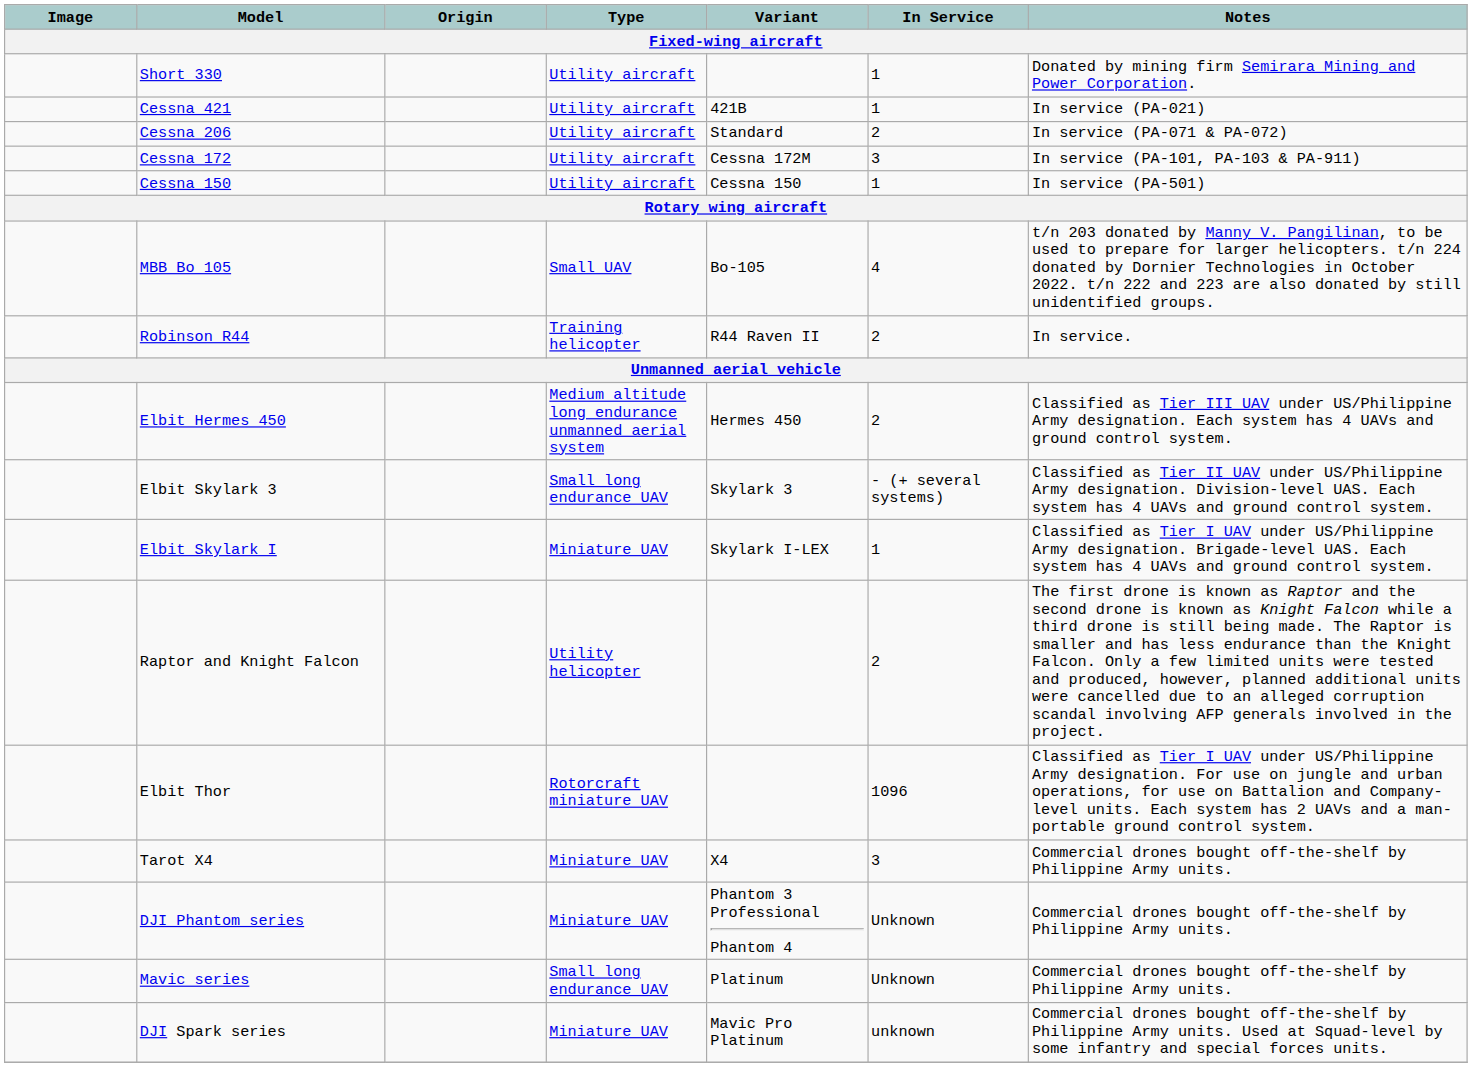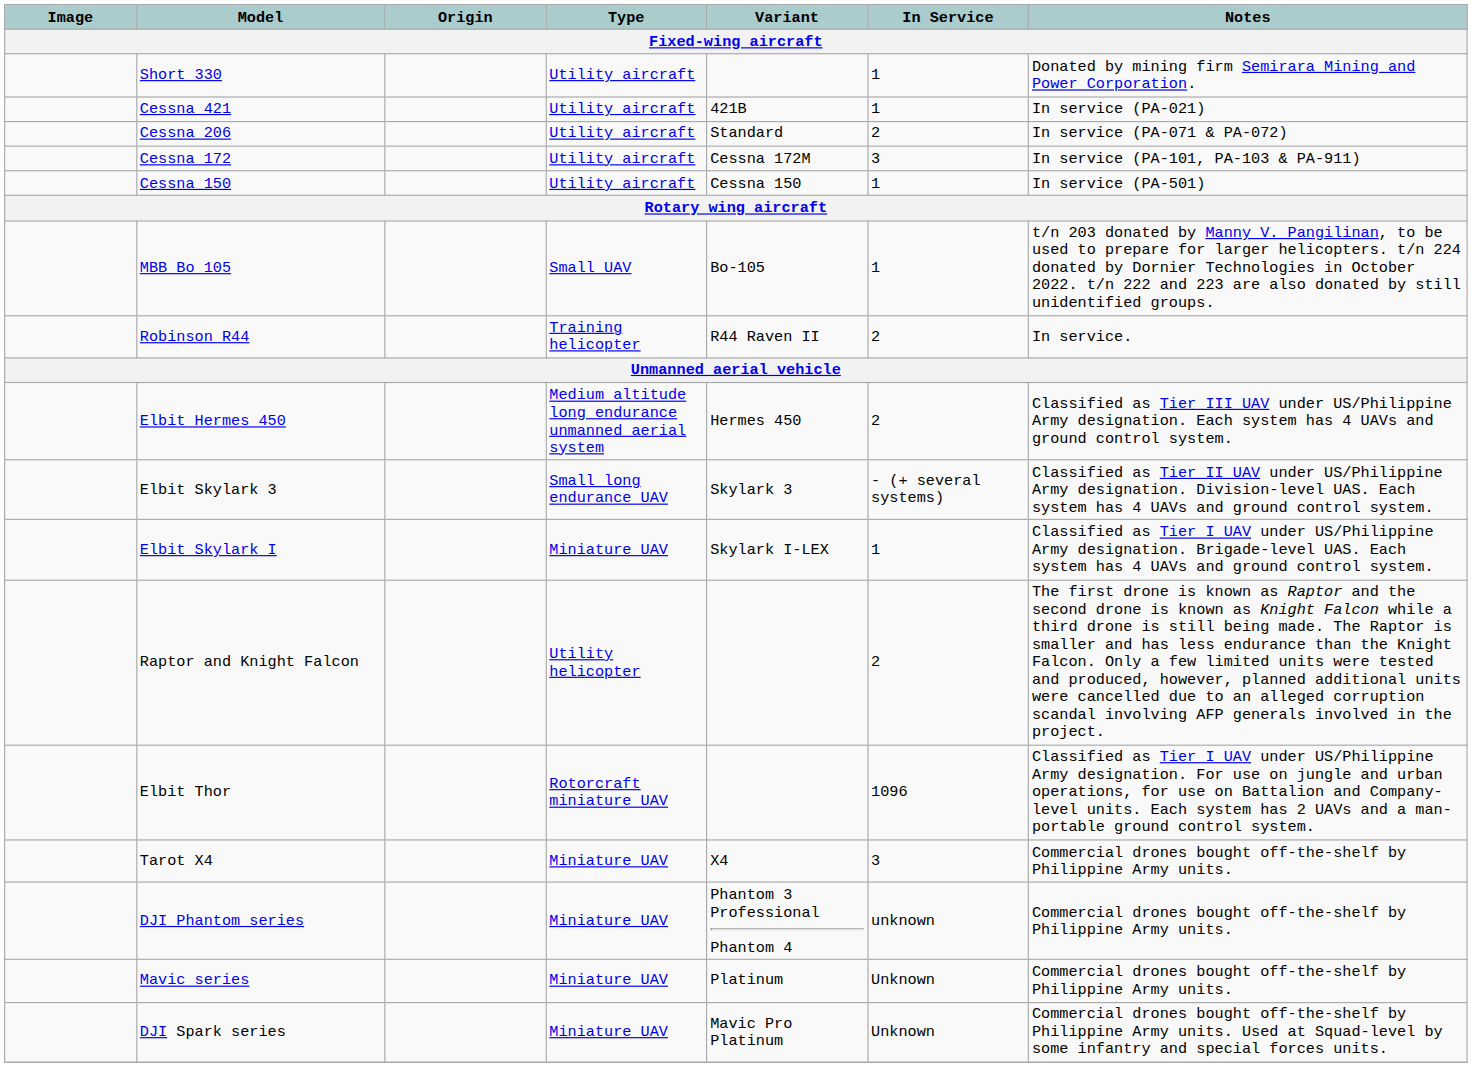(876, 268) 4 -> (876, 268) 1
(903, 921) Unknown -> (903, 921) unknown
(609, 981) Small long endurance UAV -> (609, 981) Miniature UAV
(903, 1032) unknown -> (903, 1032) Unknown
